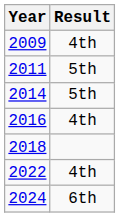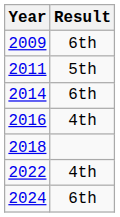(83, 43) 4th -> (83, 43) 6th
(83, 95) 5th -> (83, 95) 6th
